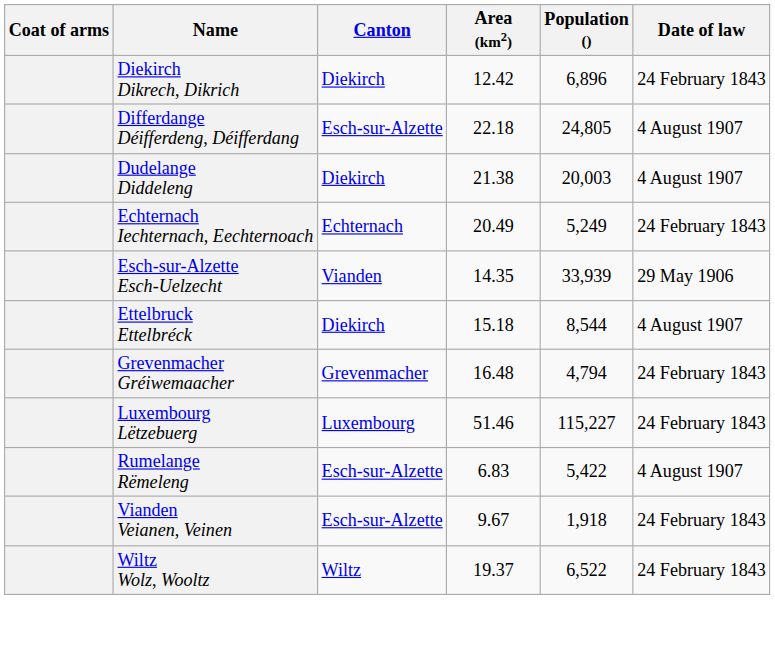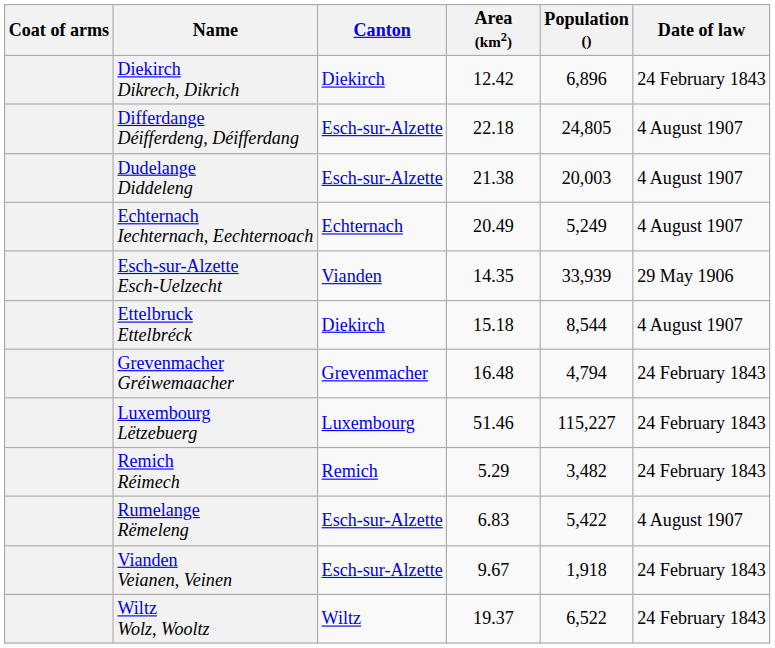(353, 177) Diekirch -> (382, 177) Esch-sur-Alzette
(702, 226) 24 February 1843 -> (690, 226) 4 August 1907
+ row: (149, 471)
